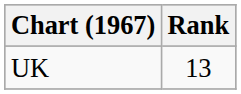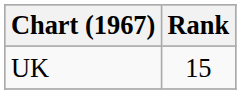(198, 67) 13 -> (198, 67) 15
